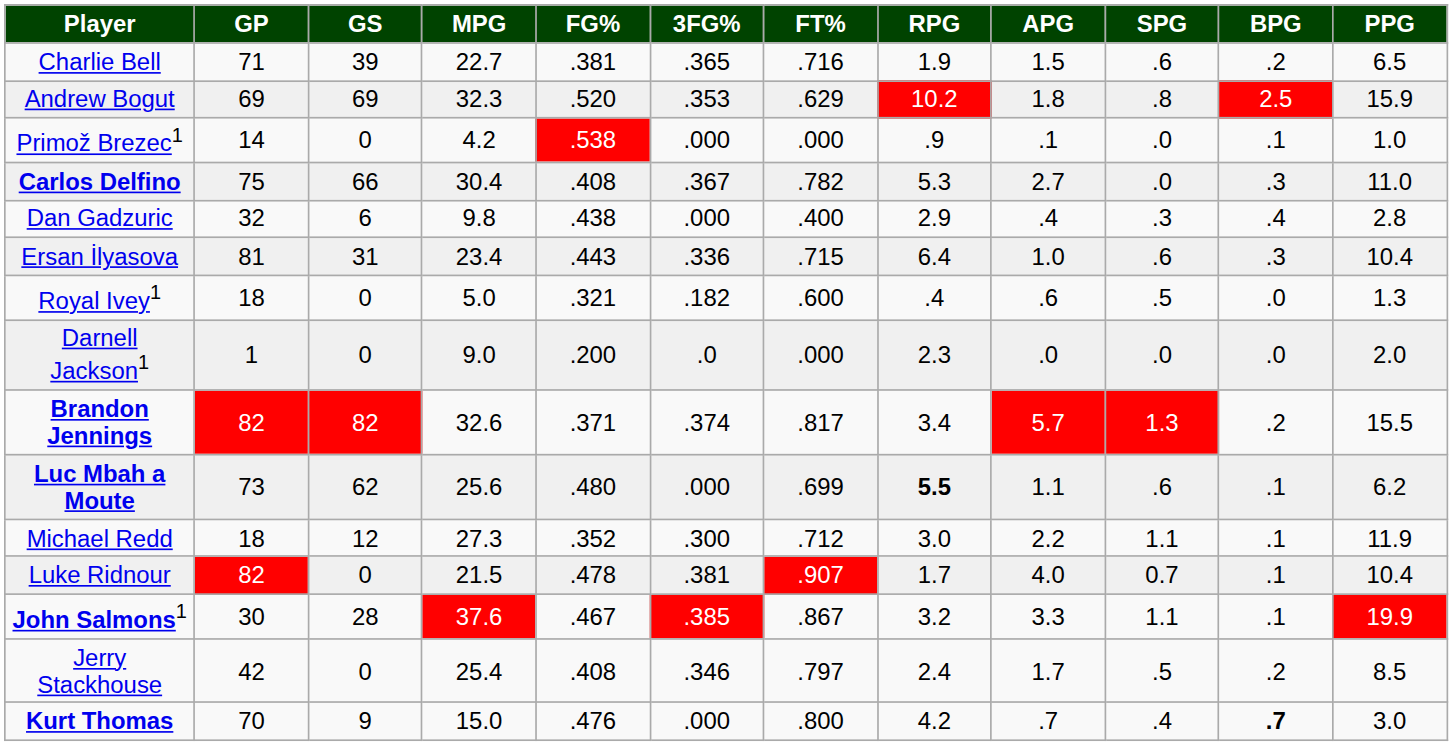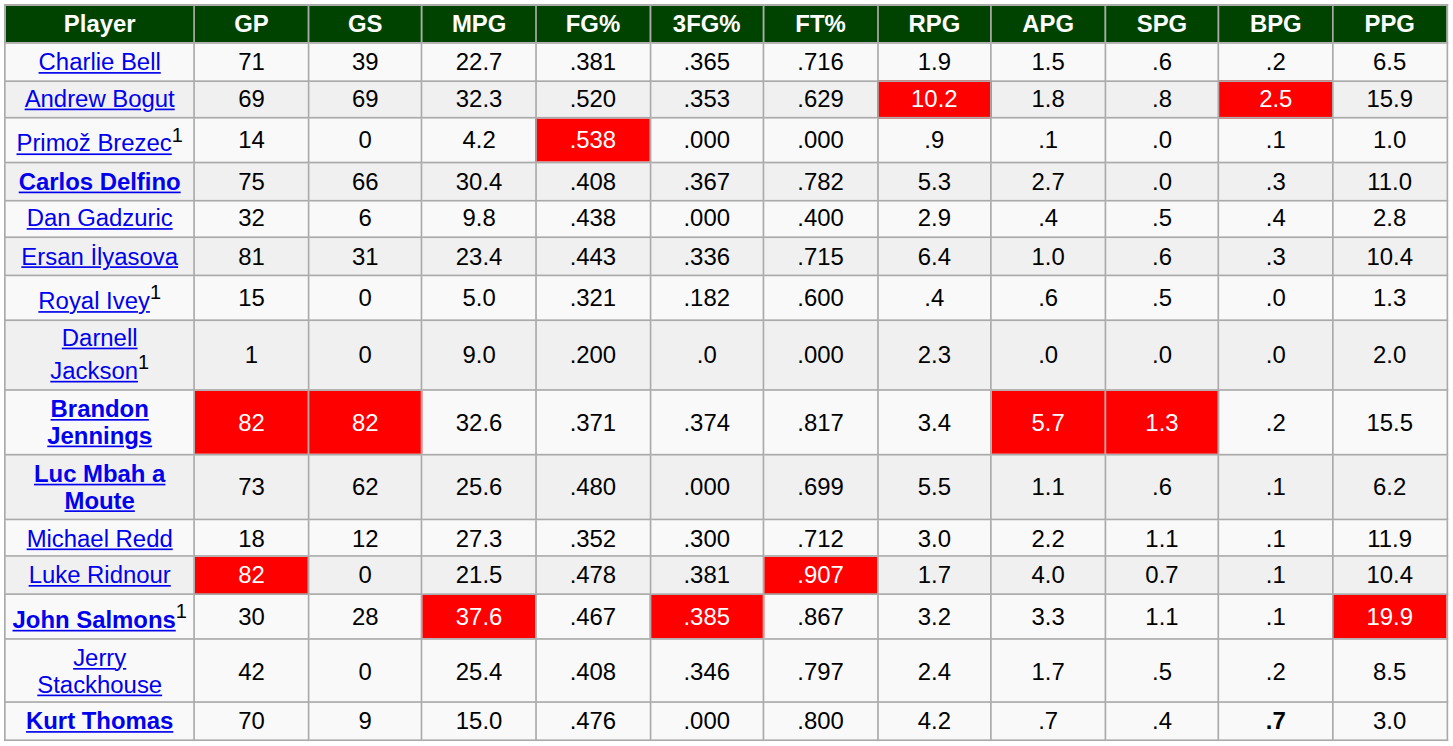(1162, 219) .3 -> (1162, 219) .5
(251, 298) 18 -> (251, 298) 15
(934, 487) bold -> (934, 487) normal
